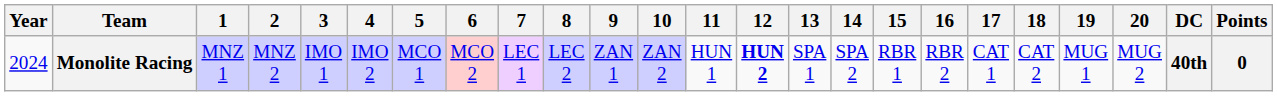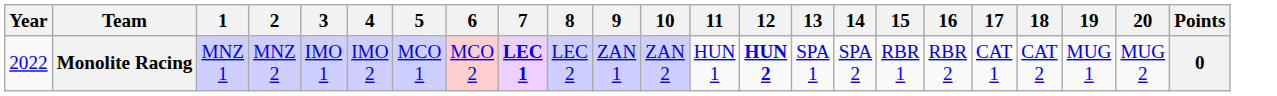- column: (1189, 19)
(28, 62) 2024 -> (28, 62) 2022
(521, 62) normal -> (523, 62) bold
